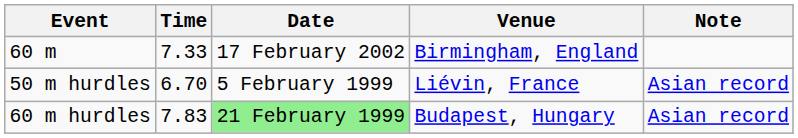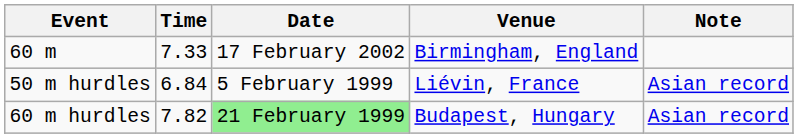(184, 85) 6.70 -> (184, 85) 6.84
(184, 117) 7.83 -> (184, 117) 7.82
